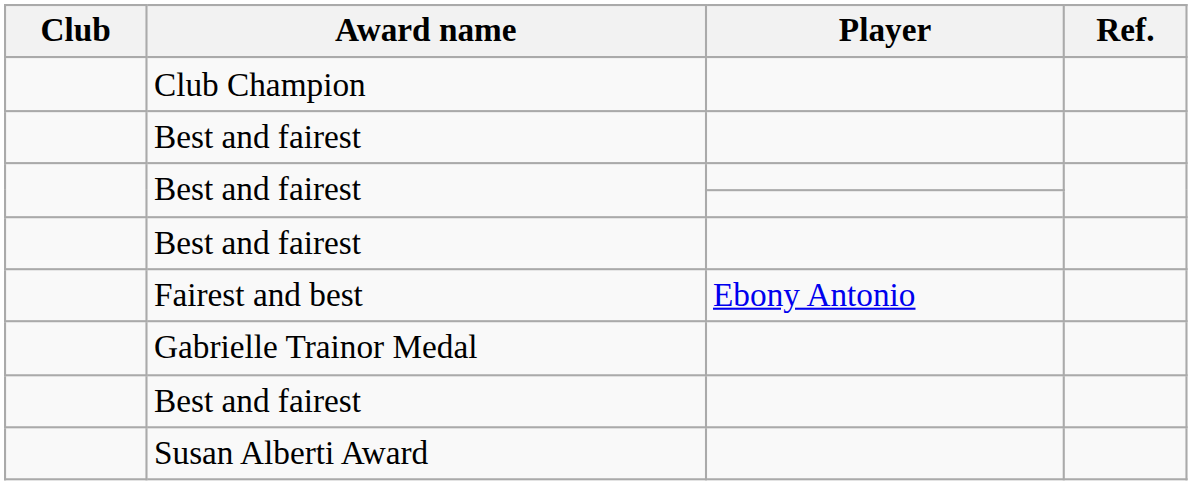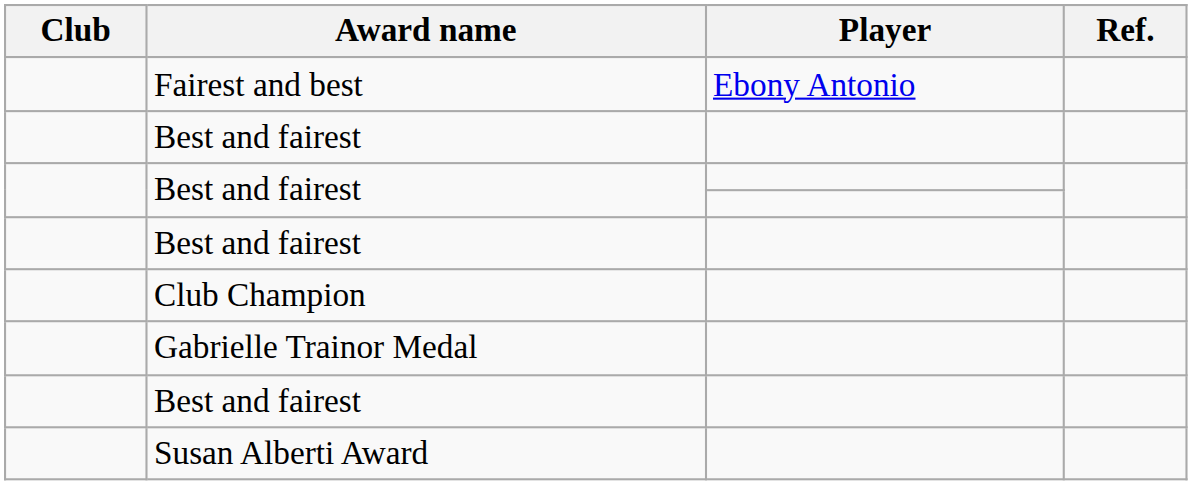rows swapped: (260, 83) <-> (258, 294)
